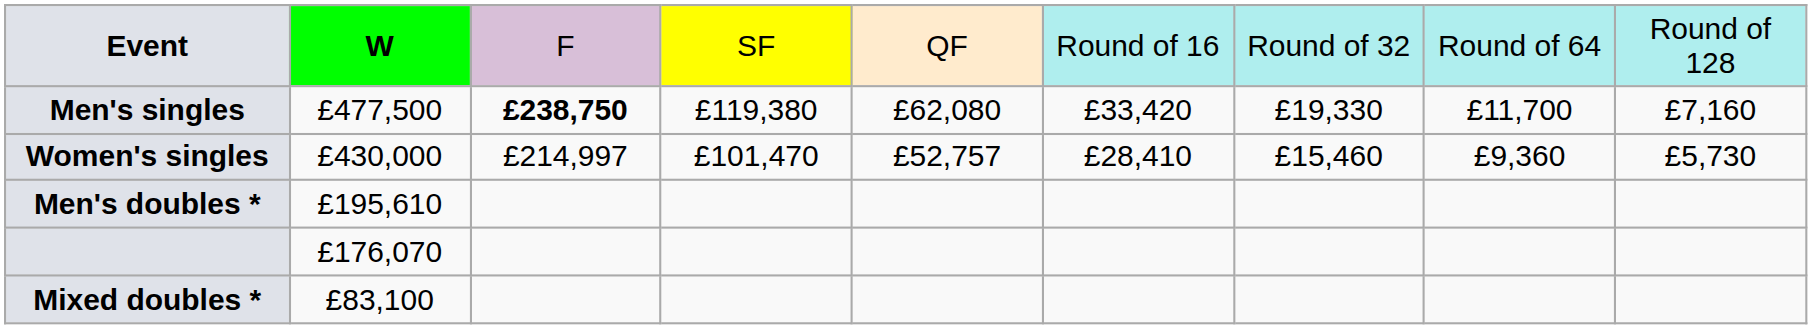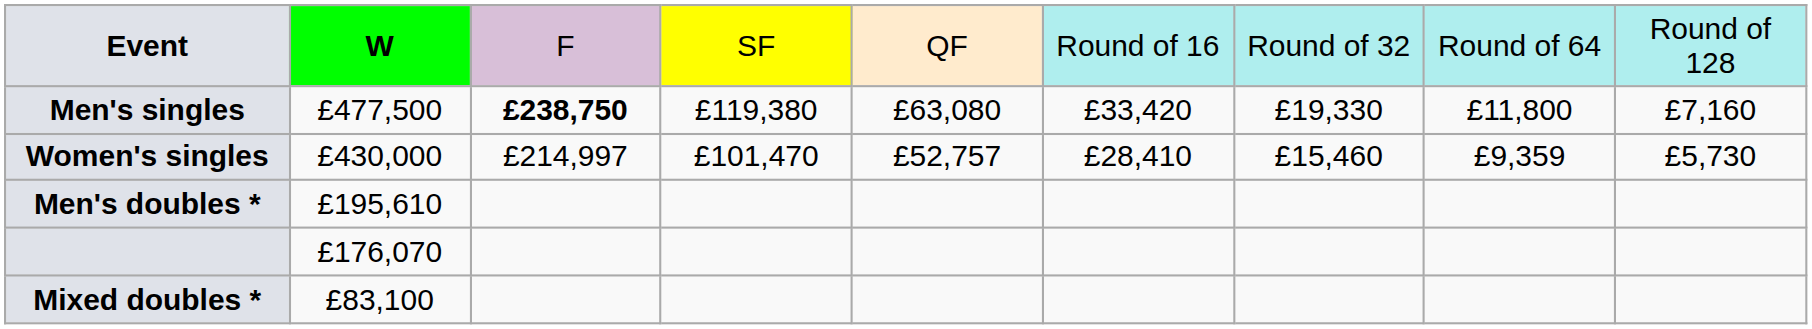(947, 110) £62,080 -> (947, 110) £63,080
(1520, 110) £11,700 -> (1520, 110) £11,800
(1520, 157) £9,360 -> (1520, 157) £9,359
